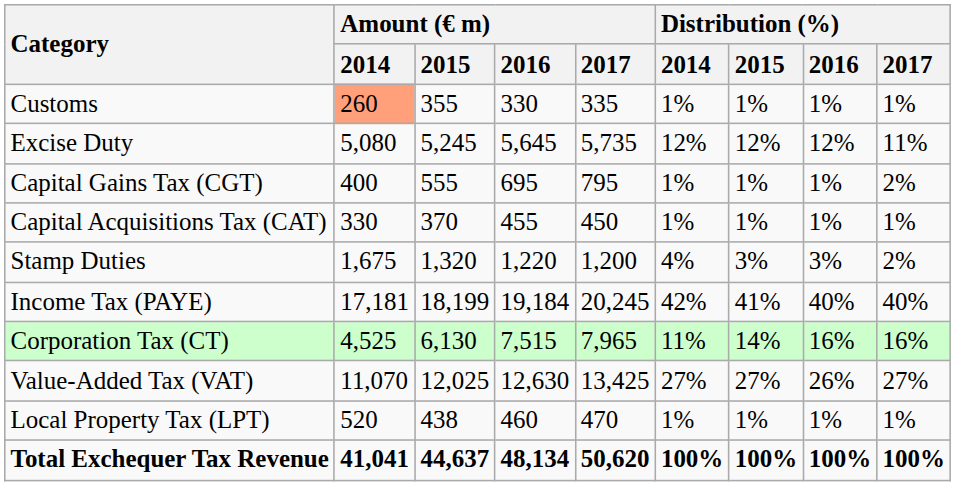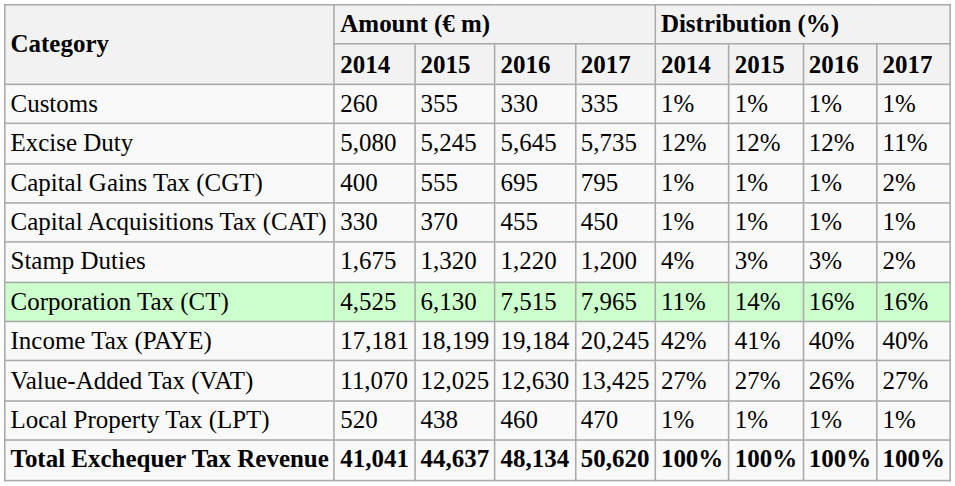(359, 103) lightsalmon background -> (359, 103) no background
rows swapped: (111, 301) <-> (120, 340)
